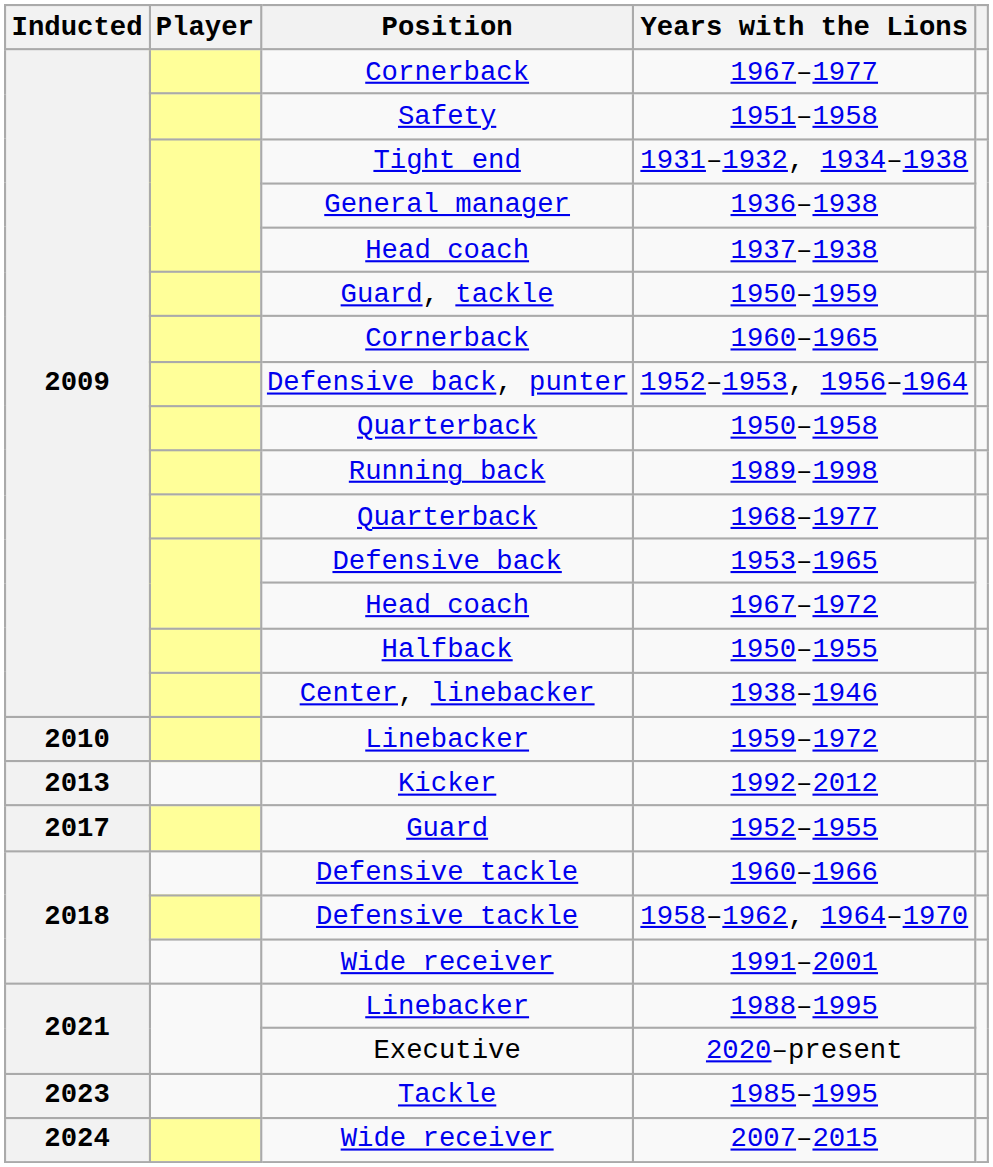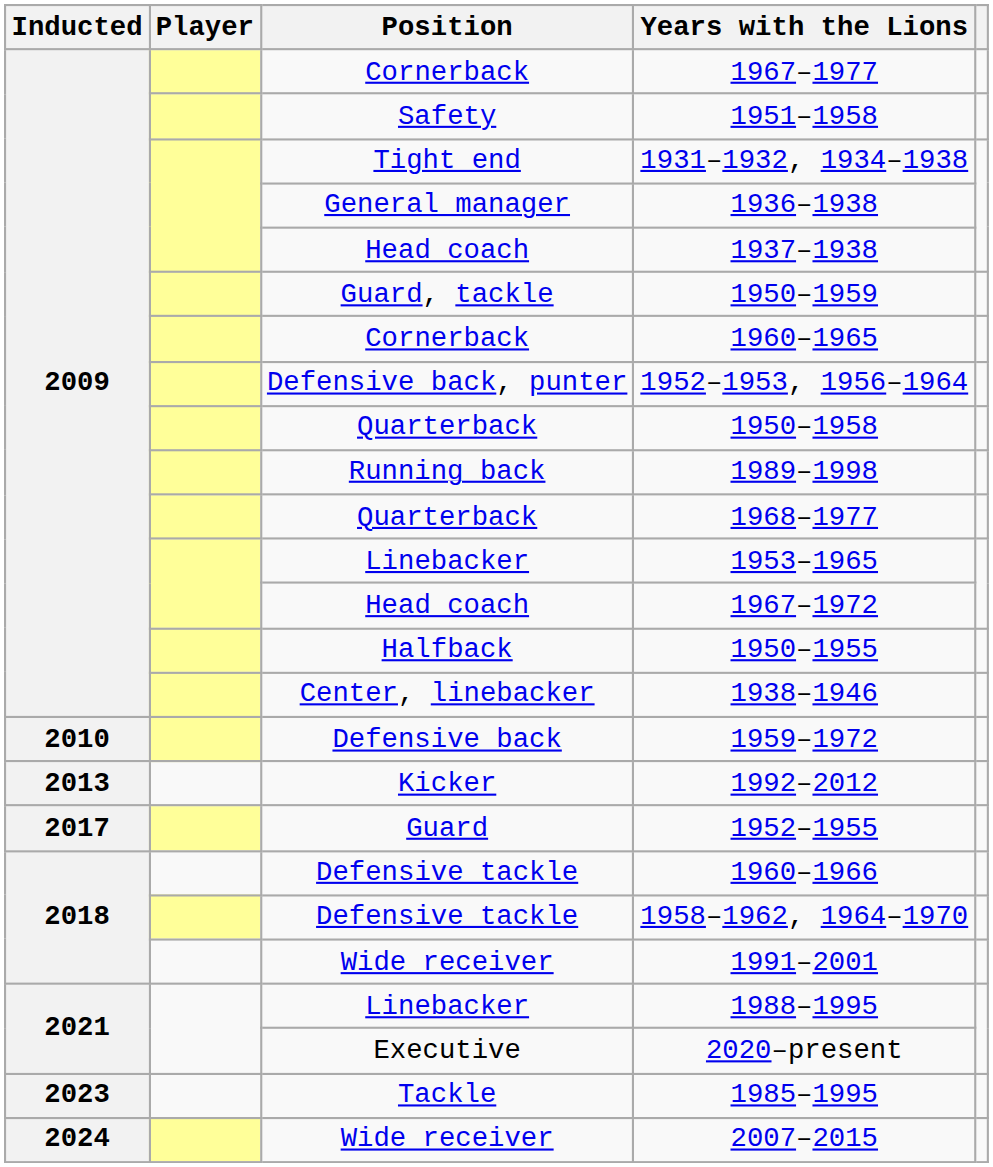(447, 561) Defensive back -> (447, 561) Linebacker
(447, 739) Linebacker -> (447, 739) Defensive back
